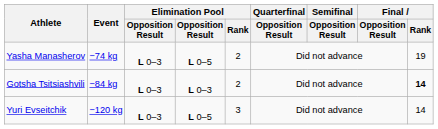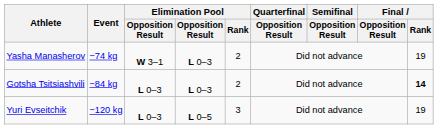(150, 63) L 0–3 -> (150, 63) W 3–1
(200, 63) L 0–5 -> (200, 63) L 0–3
(421, 111) 14 -> (421, 111) 19
